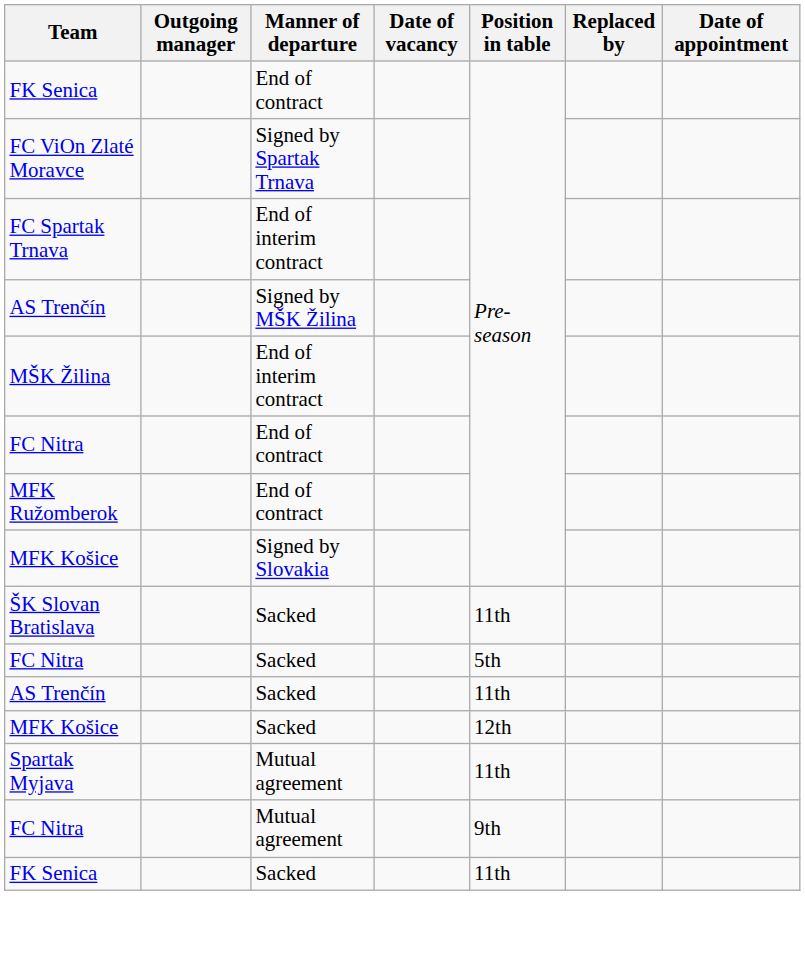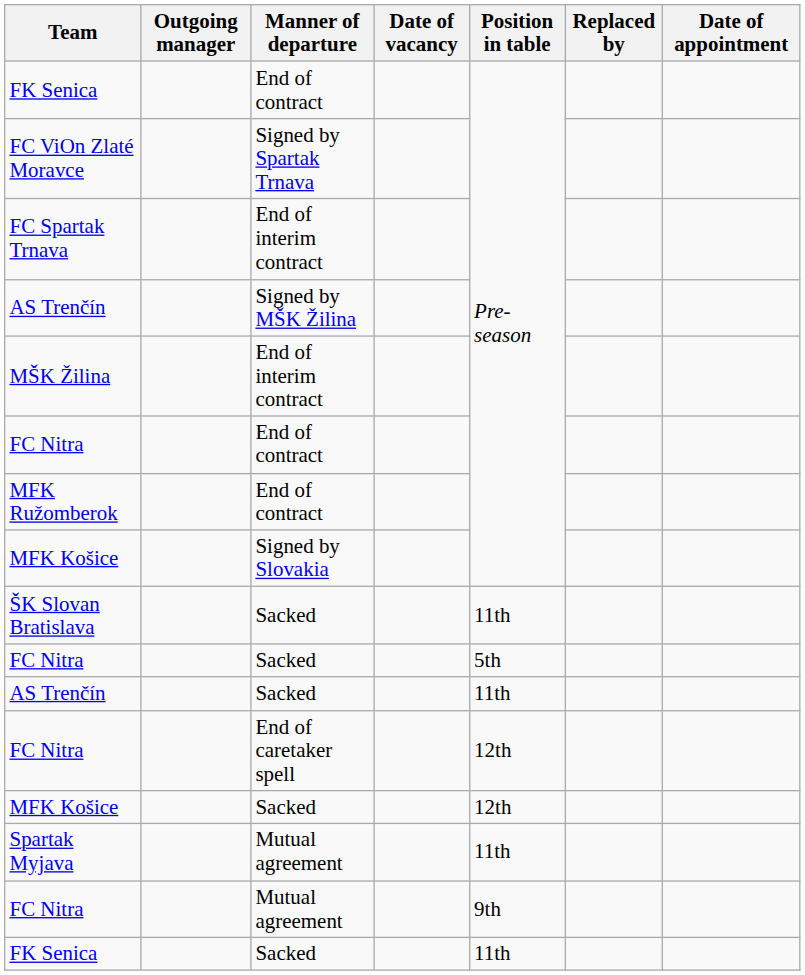+ row: (46, 750)
